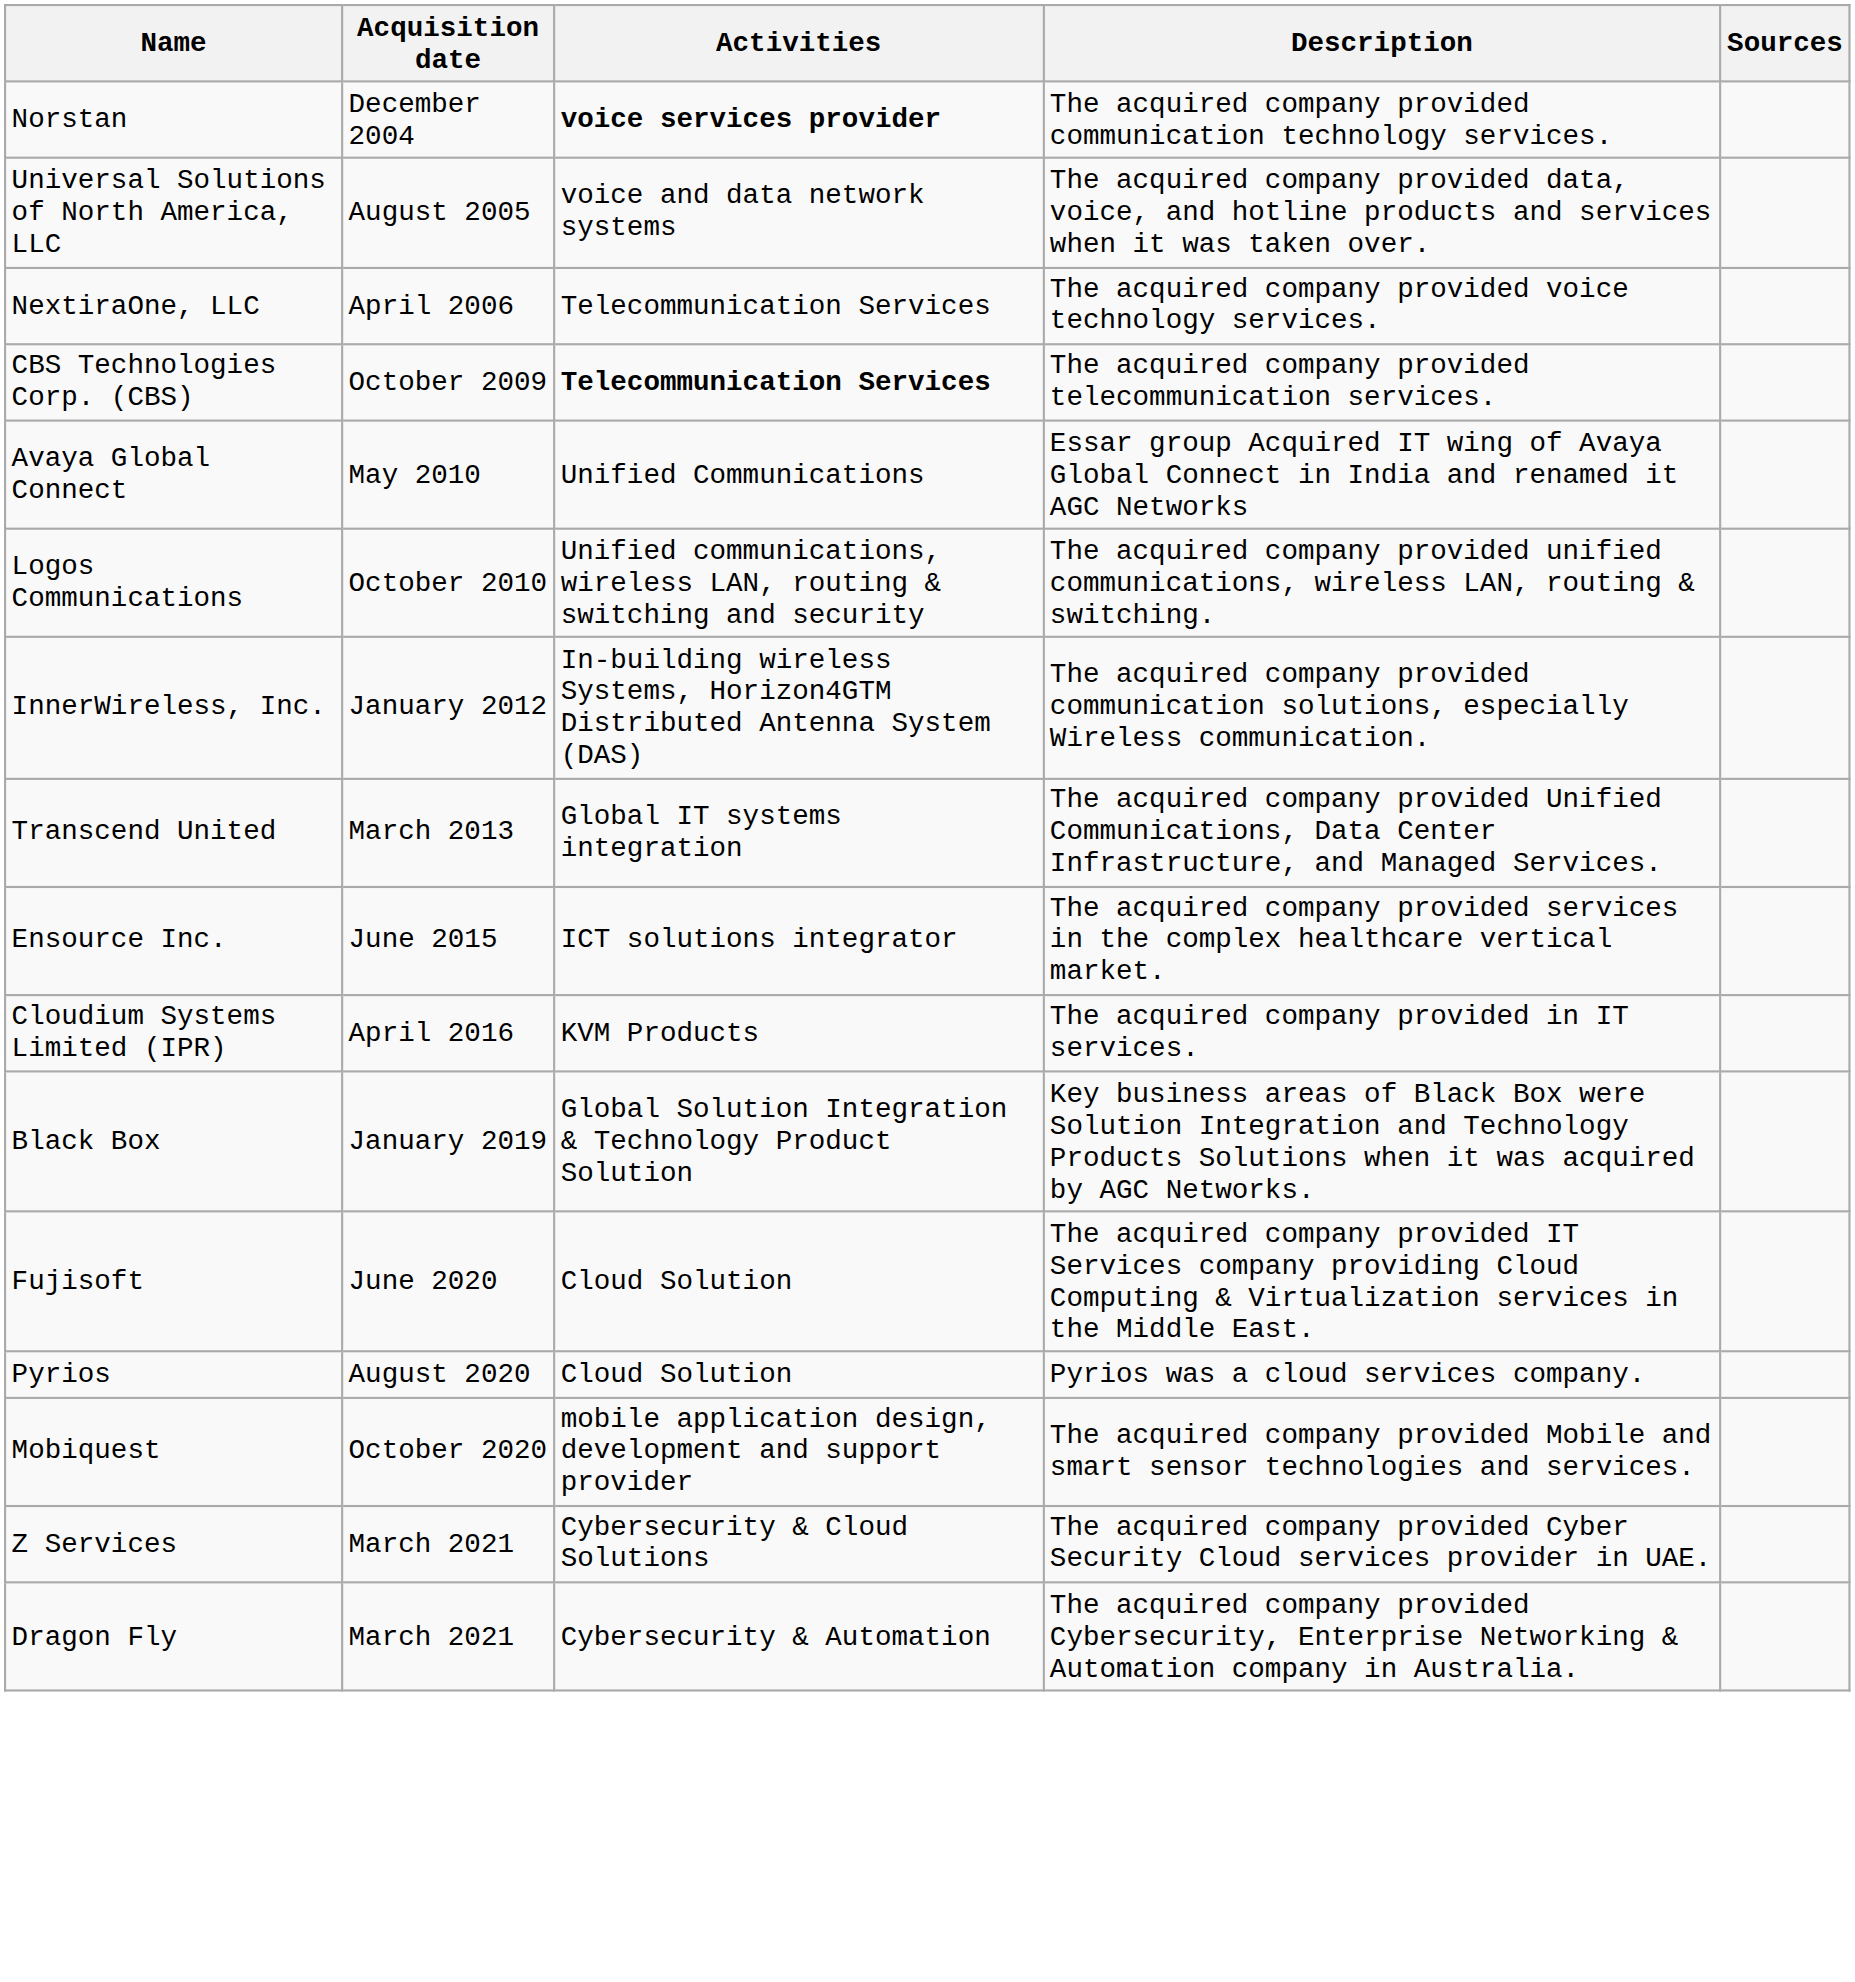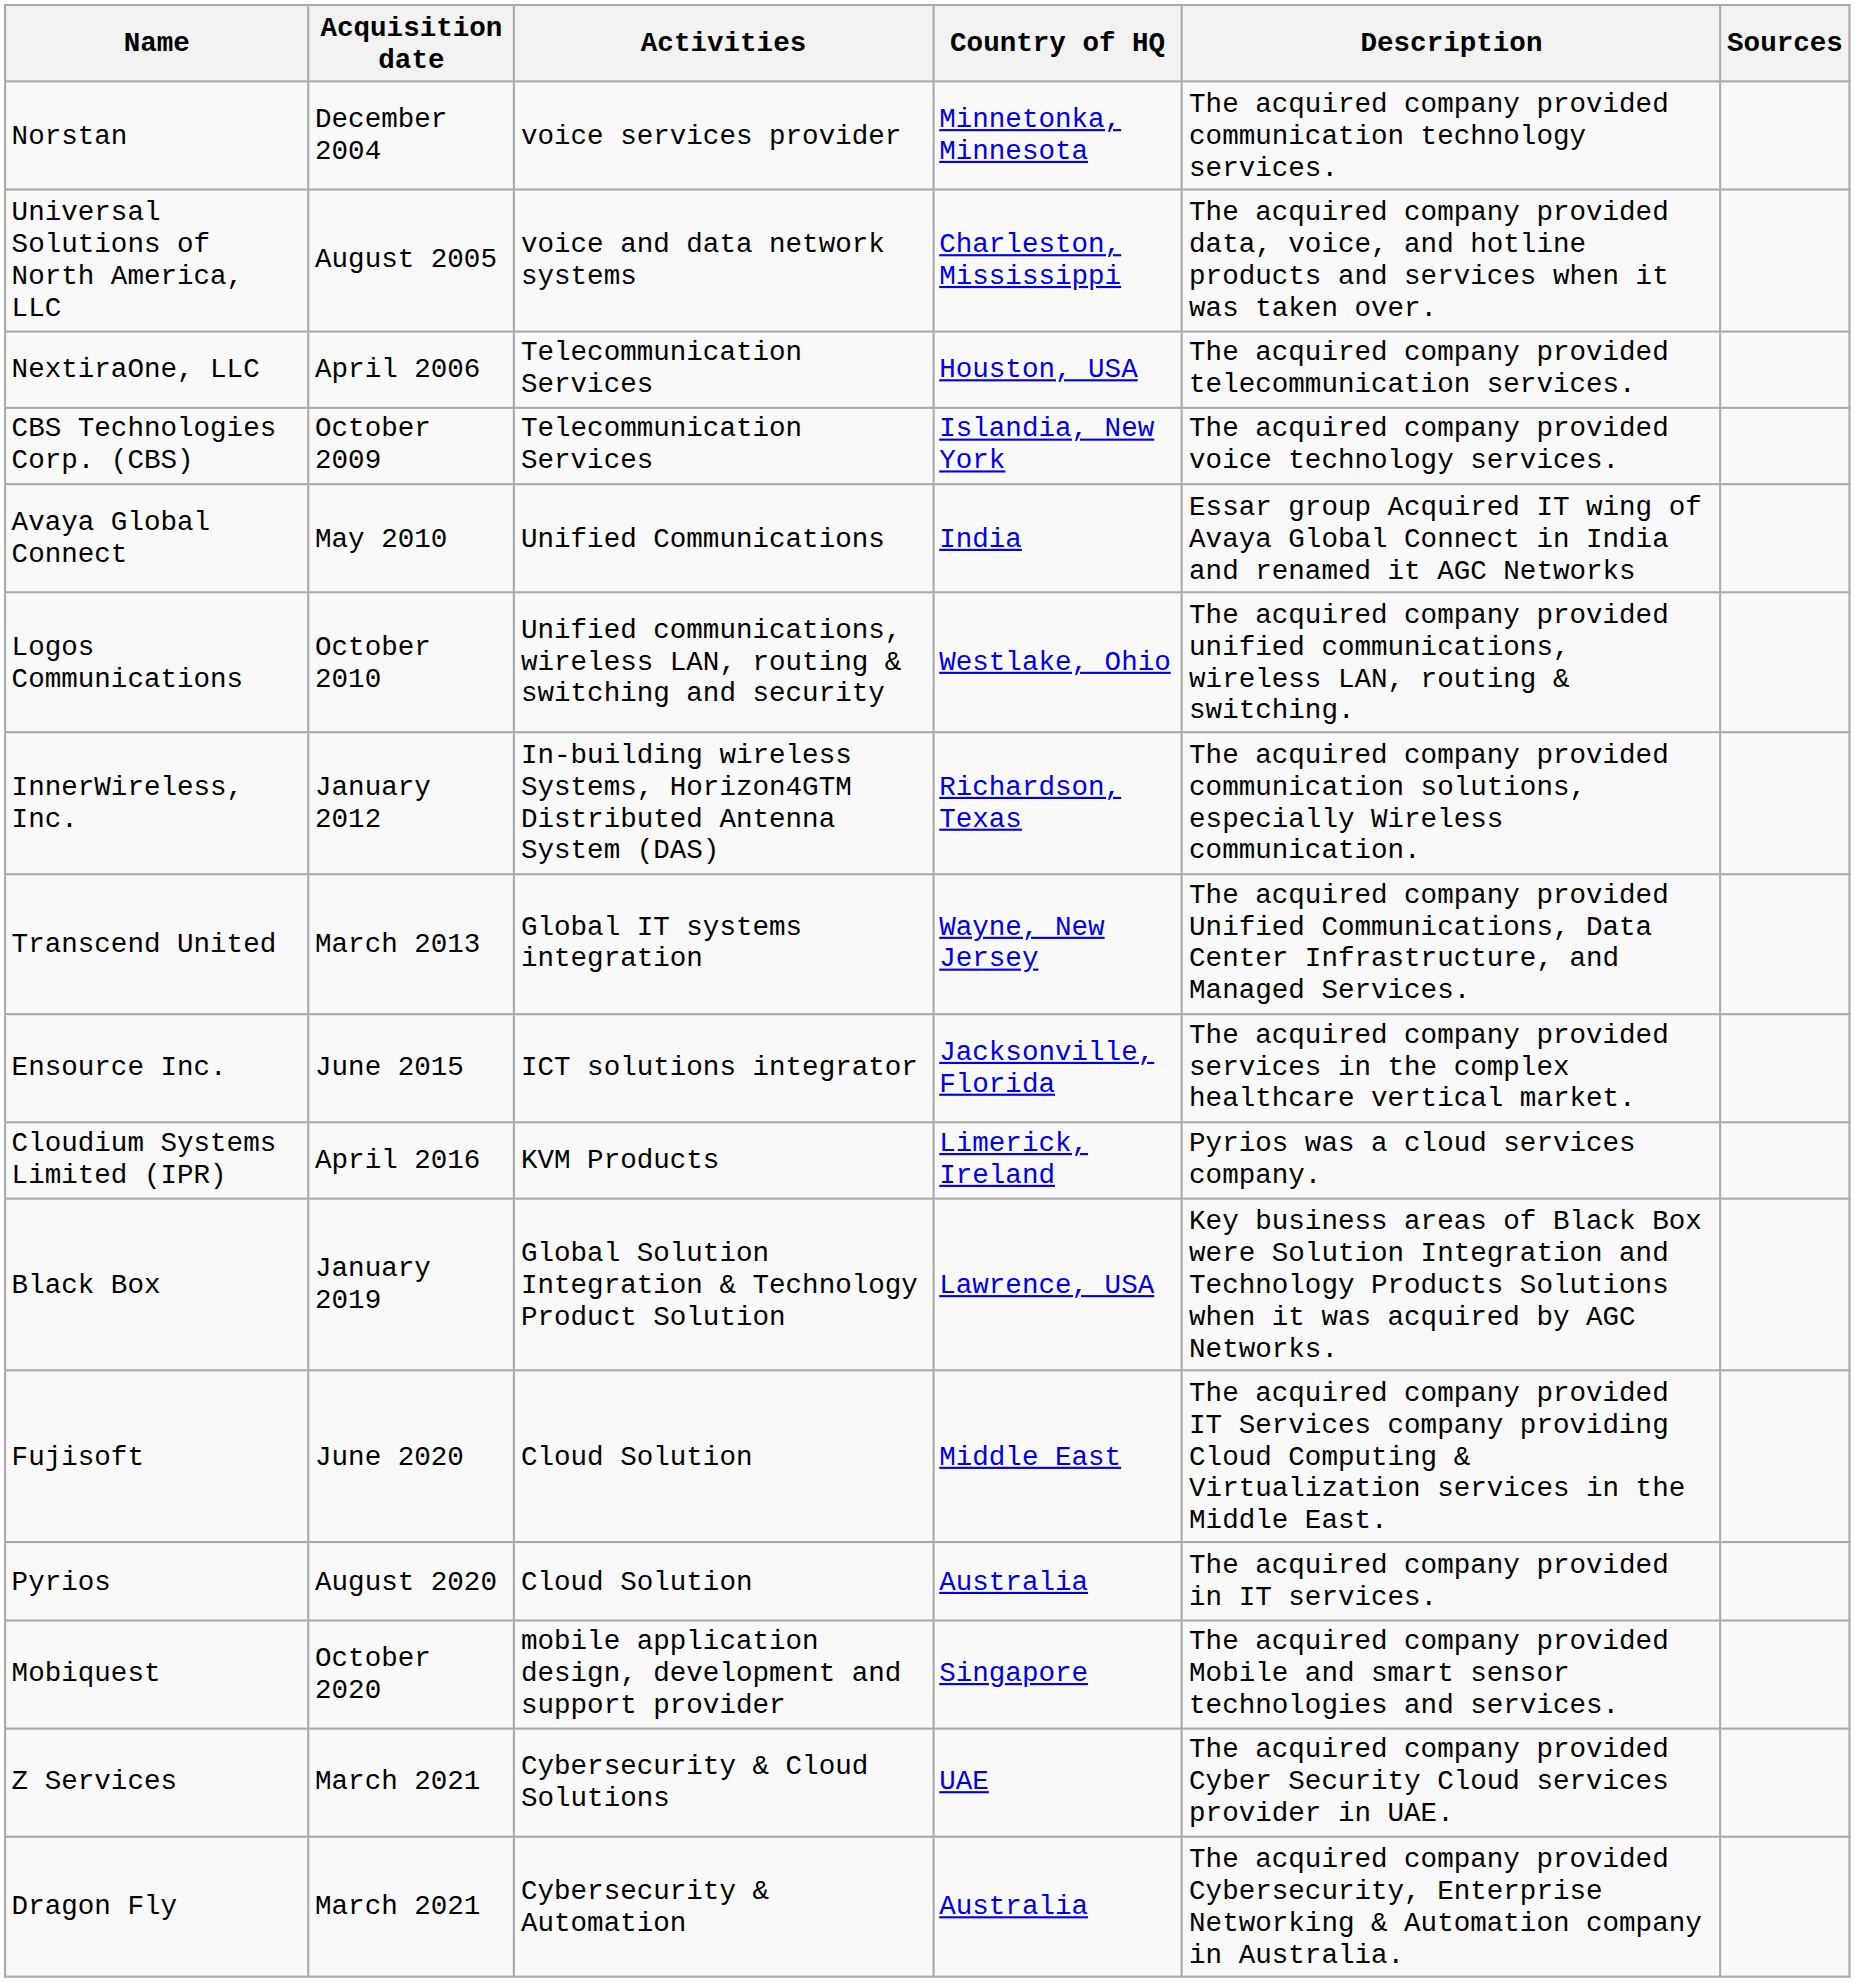+ column: (1058, 43)
(751, 120) bold -> (711, 136) normal
(1339, 305) The acquired company provided voice technology services. -> (1429, 369) The acquired company provided telecommunication services.
(776, 382) bold -> (662, 446) normal
(1290, 382) The acquired company provided telecommunication services. -> (1429, 446) The acquired company provided voice technology services.
(1339, 1033) The acquired company provided in IT services. -> (1412, 1160) Pyrios was a cloud services company.
(1348, 1375) Pyrios was a cloud services company. -> (1429, 1581) The acquired company provided in IT services.
